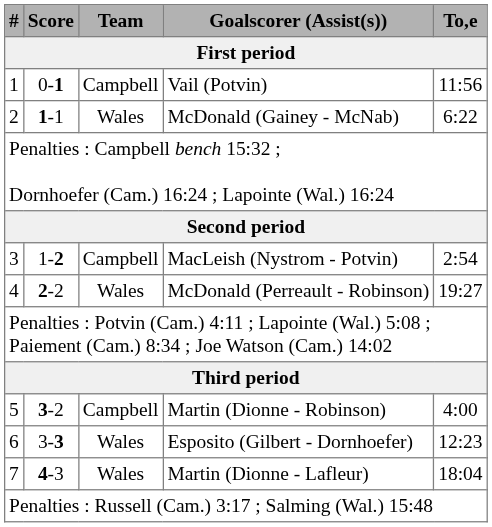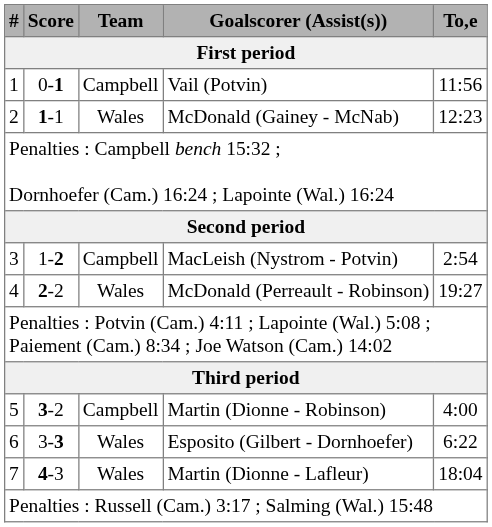(460, 116) 6:22 -> (460, 116) 12:23
(460, 441) 12:23 -> (460, 441) 6:22
